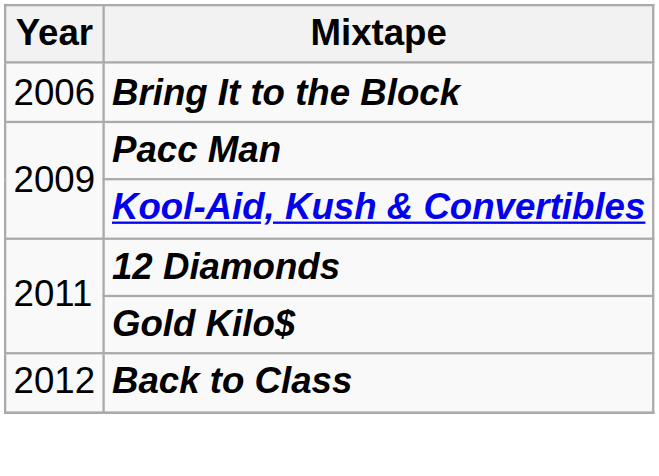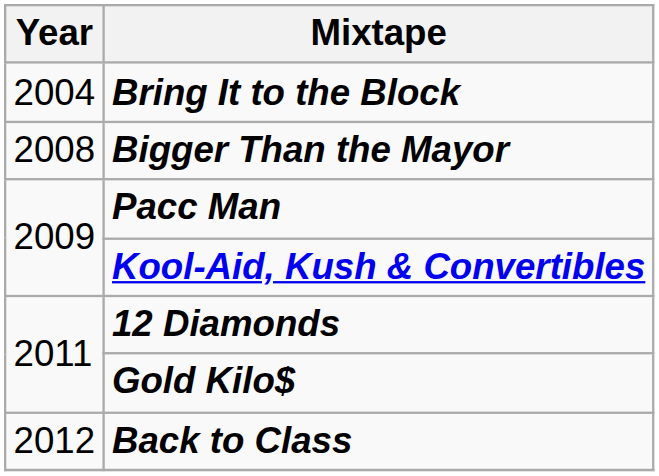(54, 91) 2006 -> (54, 91) 2004
+ row: (310, 149)
